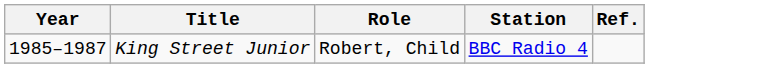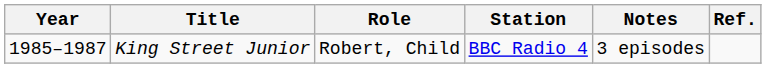+ column: (651, 19)
